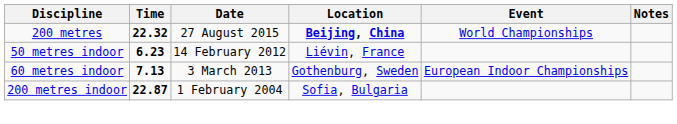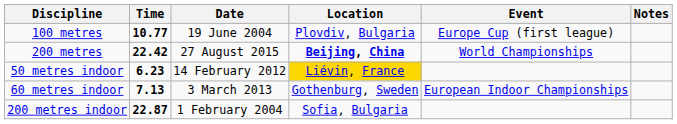+ row: (67, 33)
(150, 33) 22.32 -> (150, 52) 22.42
(355, 52) no background -> (355, 71) gold background
